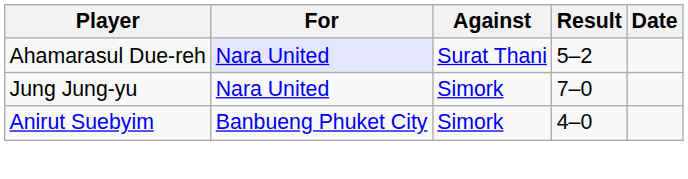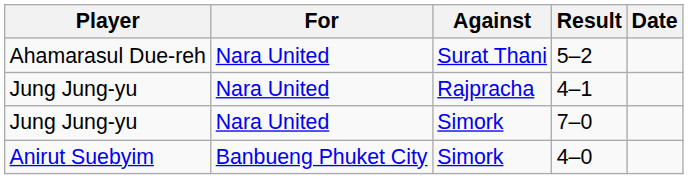(272, 55) lavender background -> (272, 55) no background
+ row: (574, 88)
